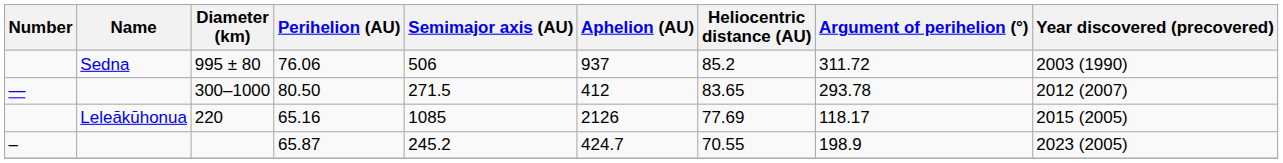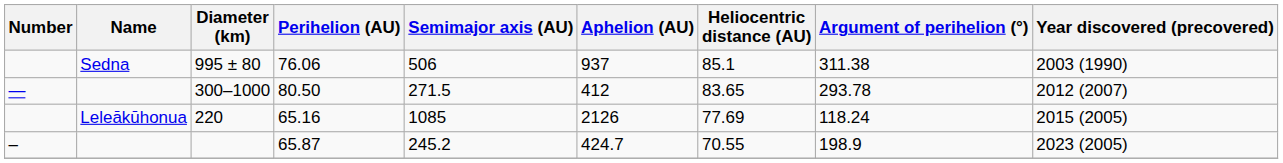(718, 63) 85.2 -> (718, 63) 85.1
(844, 63) 311.72 -> (844, 63) 311.38
(844, 117) 118.17 -> (844, 117) 118.24
